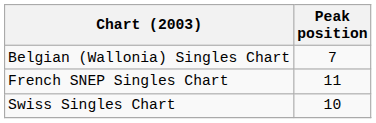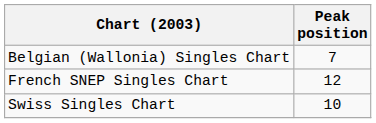(332, 81) 11 -> (332, 81) 12
